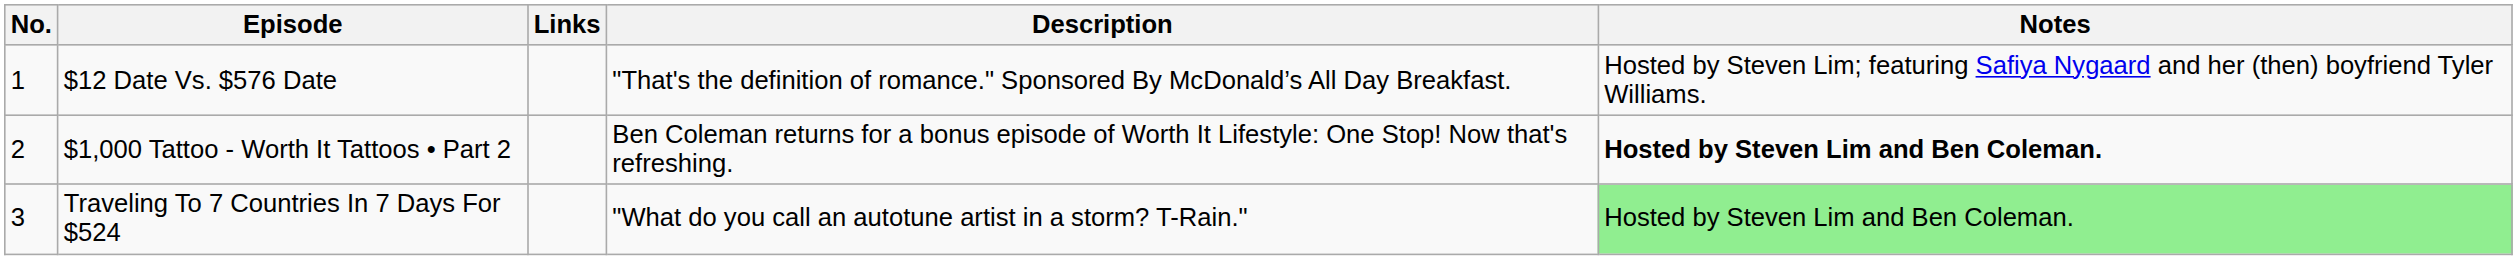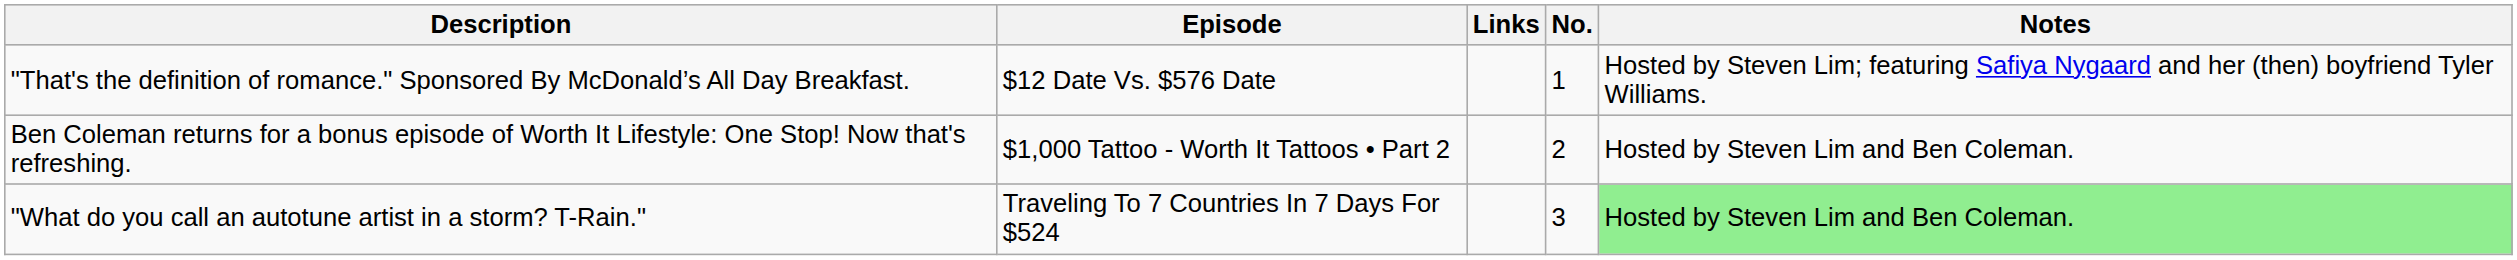columns swapped: (31, 24) <-> (1102, 24)
(1853, 149) bold -> (1839, 149) normal
